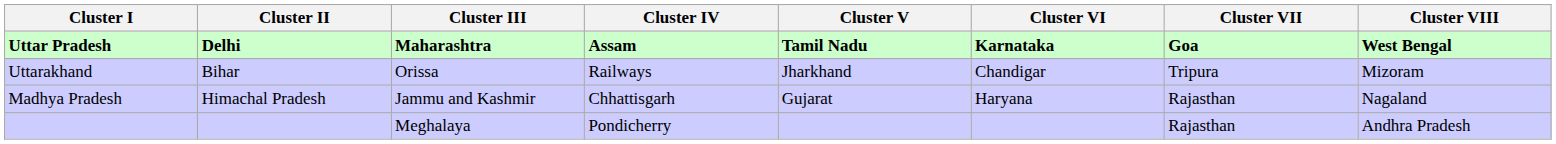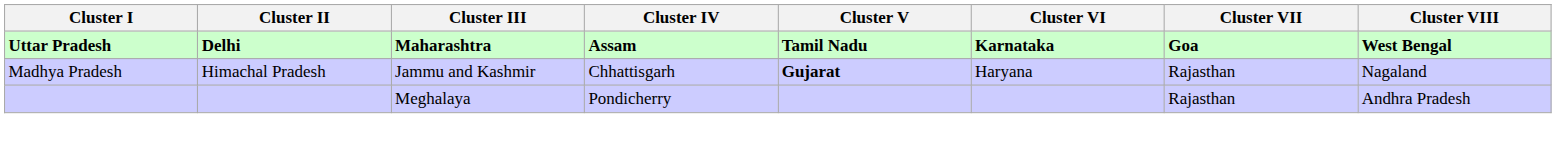- row: (50, 71)
(807, 98) normal -> (811, 71) bold
